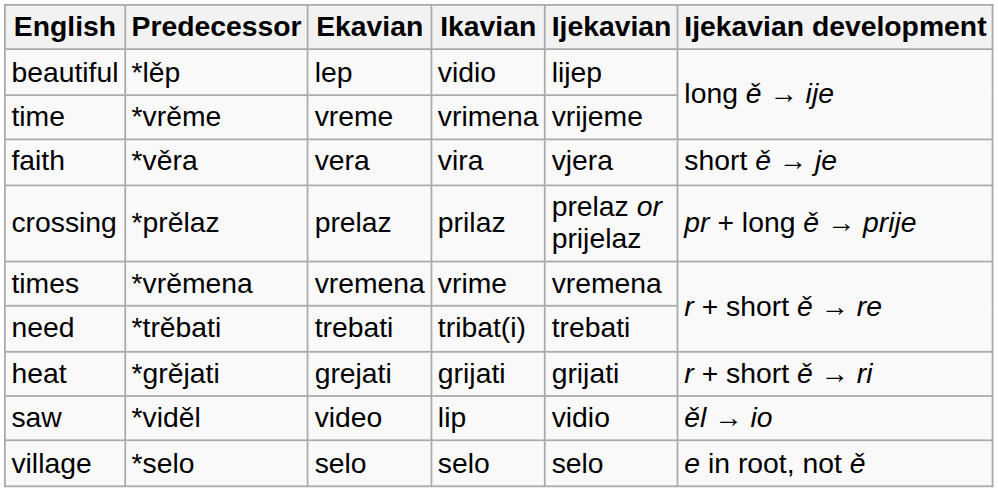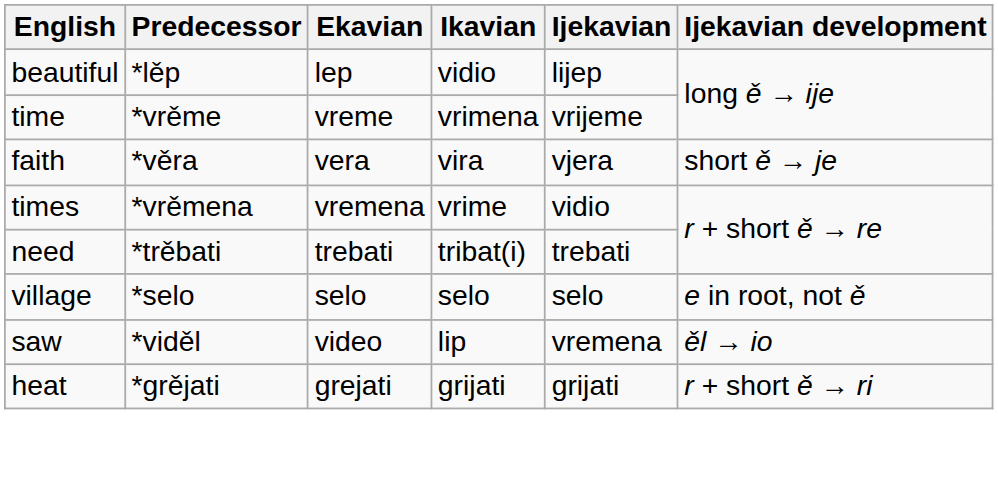- row: (64, 222)
(607, 283) vremena -> (581, 206) vidio
rows swapped: (39, 373) <-> (52, 463)
(581, 418) vidio -> (607, 341) vremena
